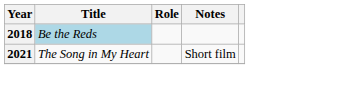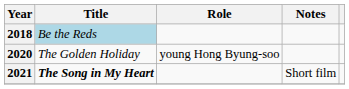+ row: (20, 53)
(93, 53) normal -> (96, 73) bold
